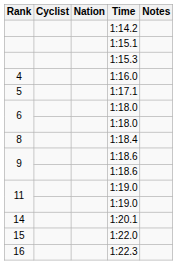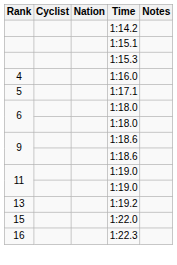- row: (19, 140)
+ row: (19, 204)
- row: (19, 220)
